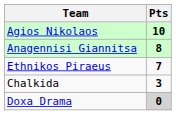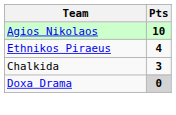- row: (72, 48)
(159, 66) 7 -> (159, 48) 4
